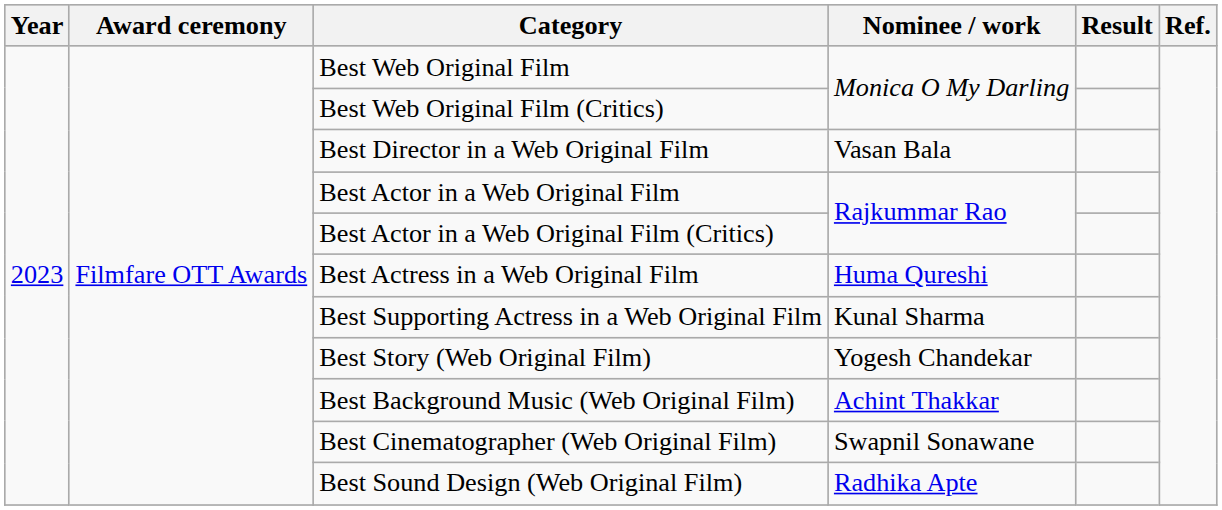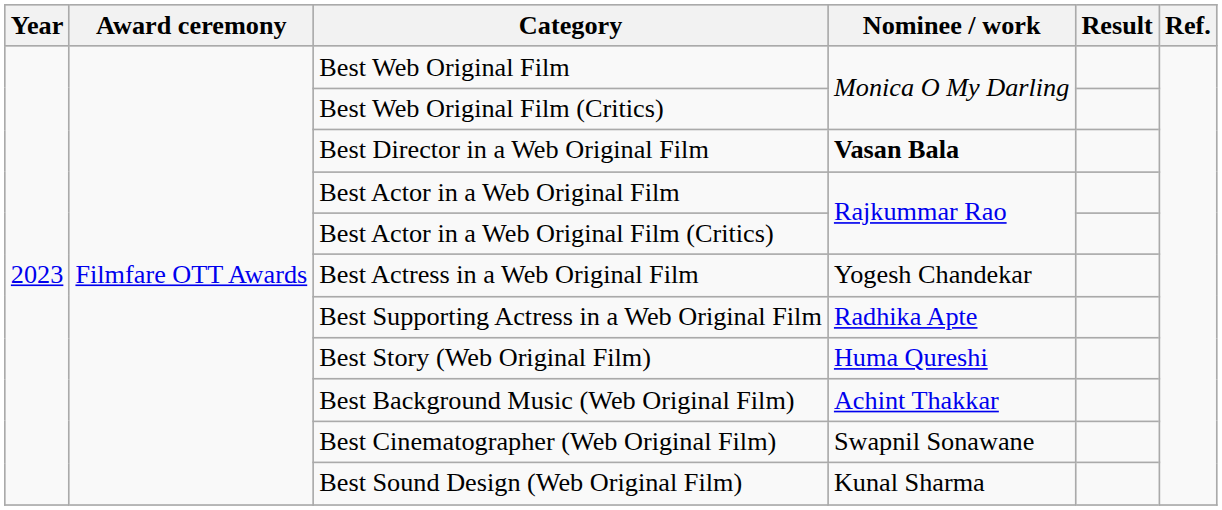(893, 150) normal -> (897, 150) bold
(911, 274) Huma Qureshi -> (933, 274) Yogesh Chandekar
(909, 316) Kunal Sharma -> (906, 316) Radhika Apte
(933, 358) Yogesh Chandekar -> (911, 358) Huma Qureshi
(906, 483) Radhika Apte -> (909, 483) Kunal Sharma
